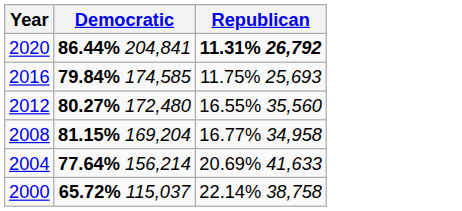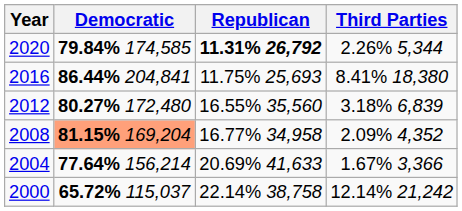+ column: (392, 19)
(124, 48) 86.44% 204,841 -> (124, 48) 79.84% 174,585
(124, 77) 79.84% 174,585 -> (124, 77) 86.44% 204,841
(124, 135) no background -> (124, 135) lightsalmon background
